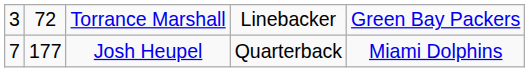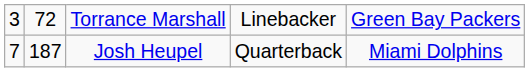(45, 50) 177 -> (45, 50) 187
